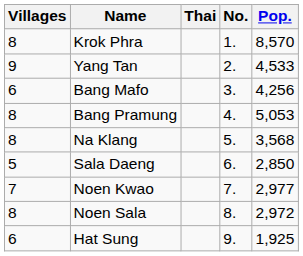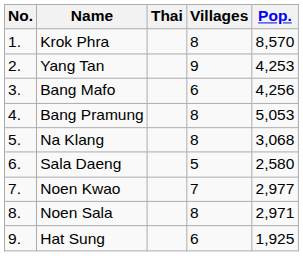columns swapped: (236, 16) <-> (37, 16)
(275, 66) 4,533 -> (275, 66) 4,253
(275, 139) 3,568 -> (275, 139) 3,068
(275, 164) 2,850 -> (275, 164) 2,580
(275, 213) 2,972 -> (275, 213) 2,971
